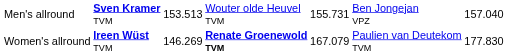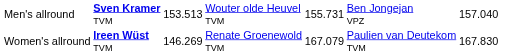(256, 41) bold -> (254, 41) normal
(484, 41) 177.830 -> (479, 41) 167.830
